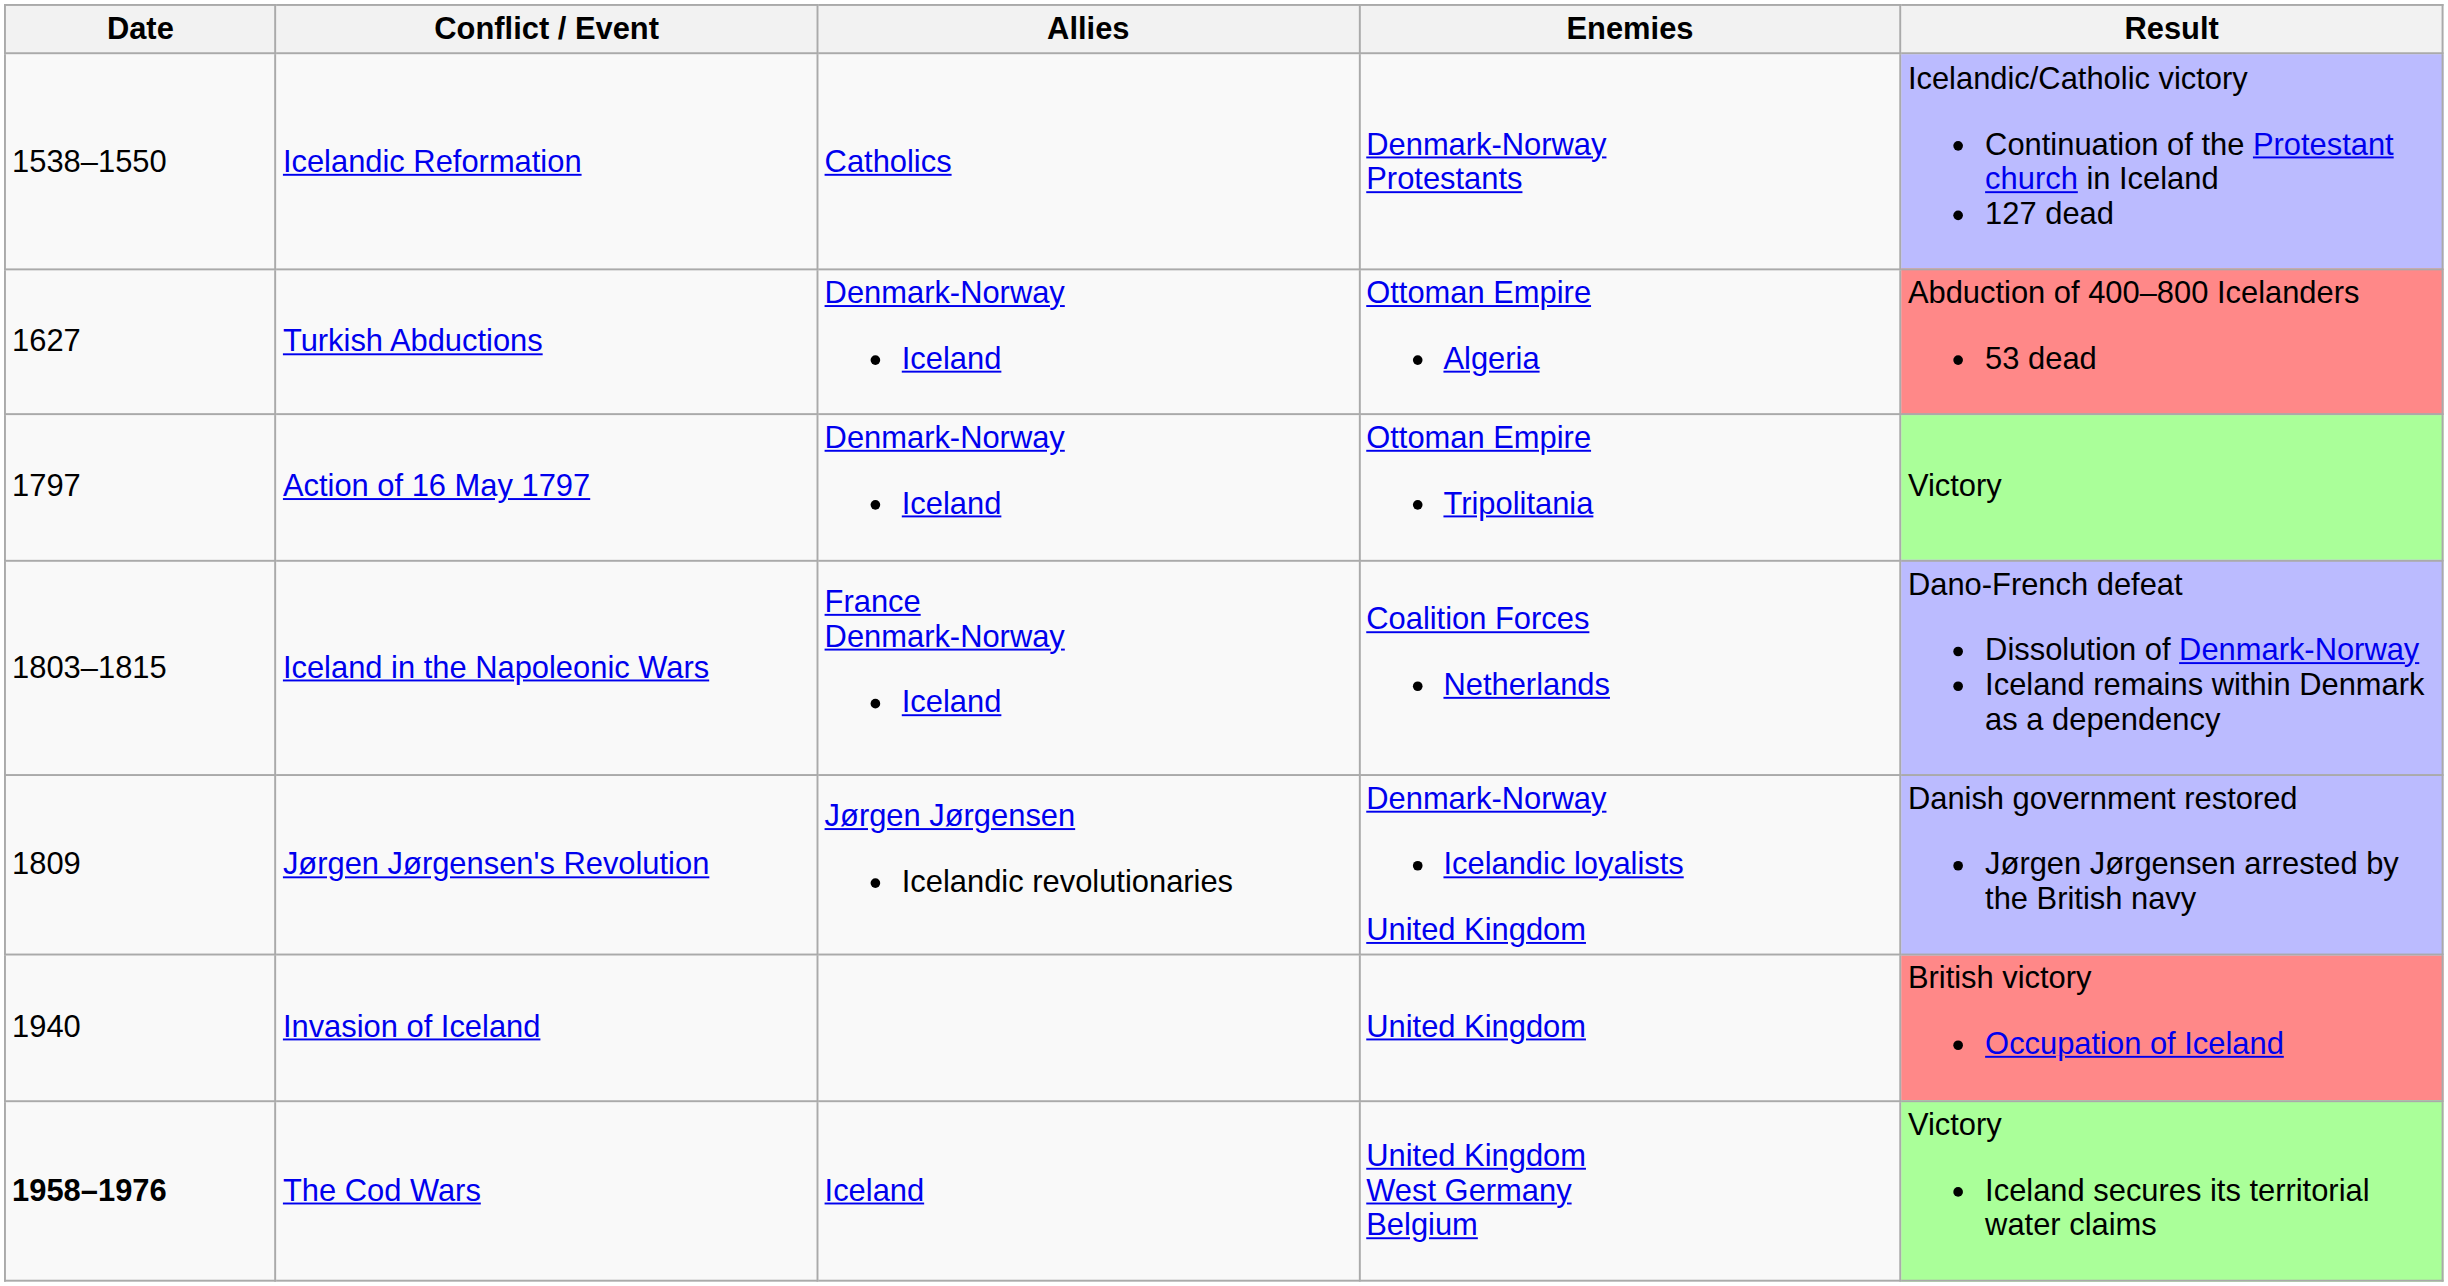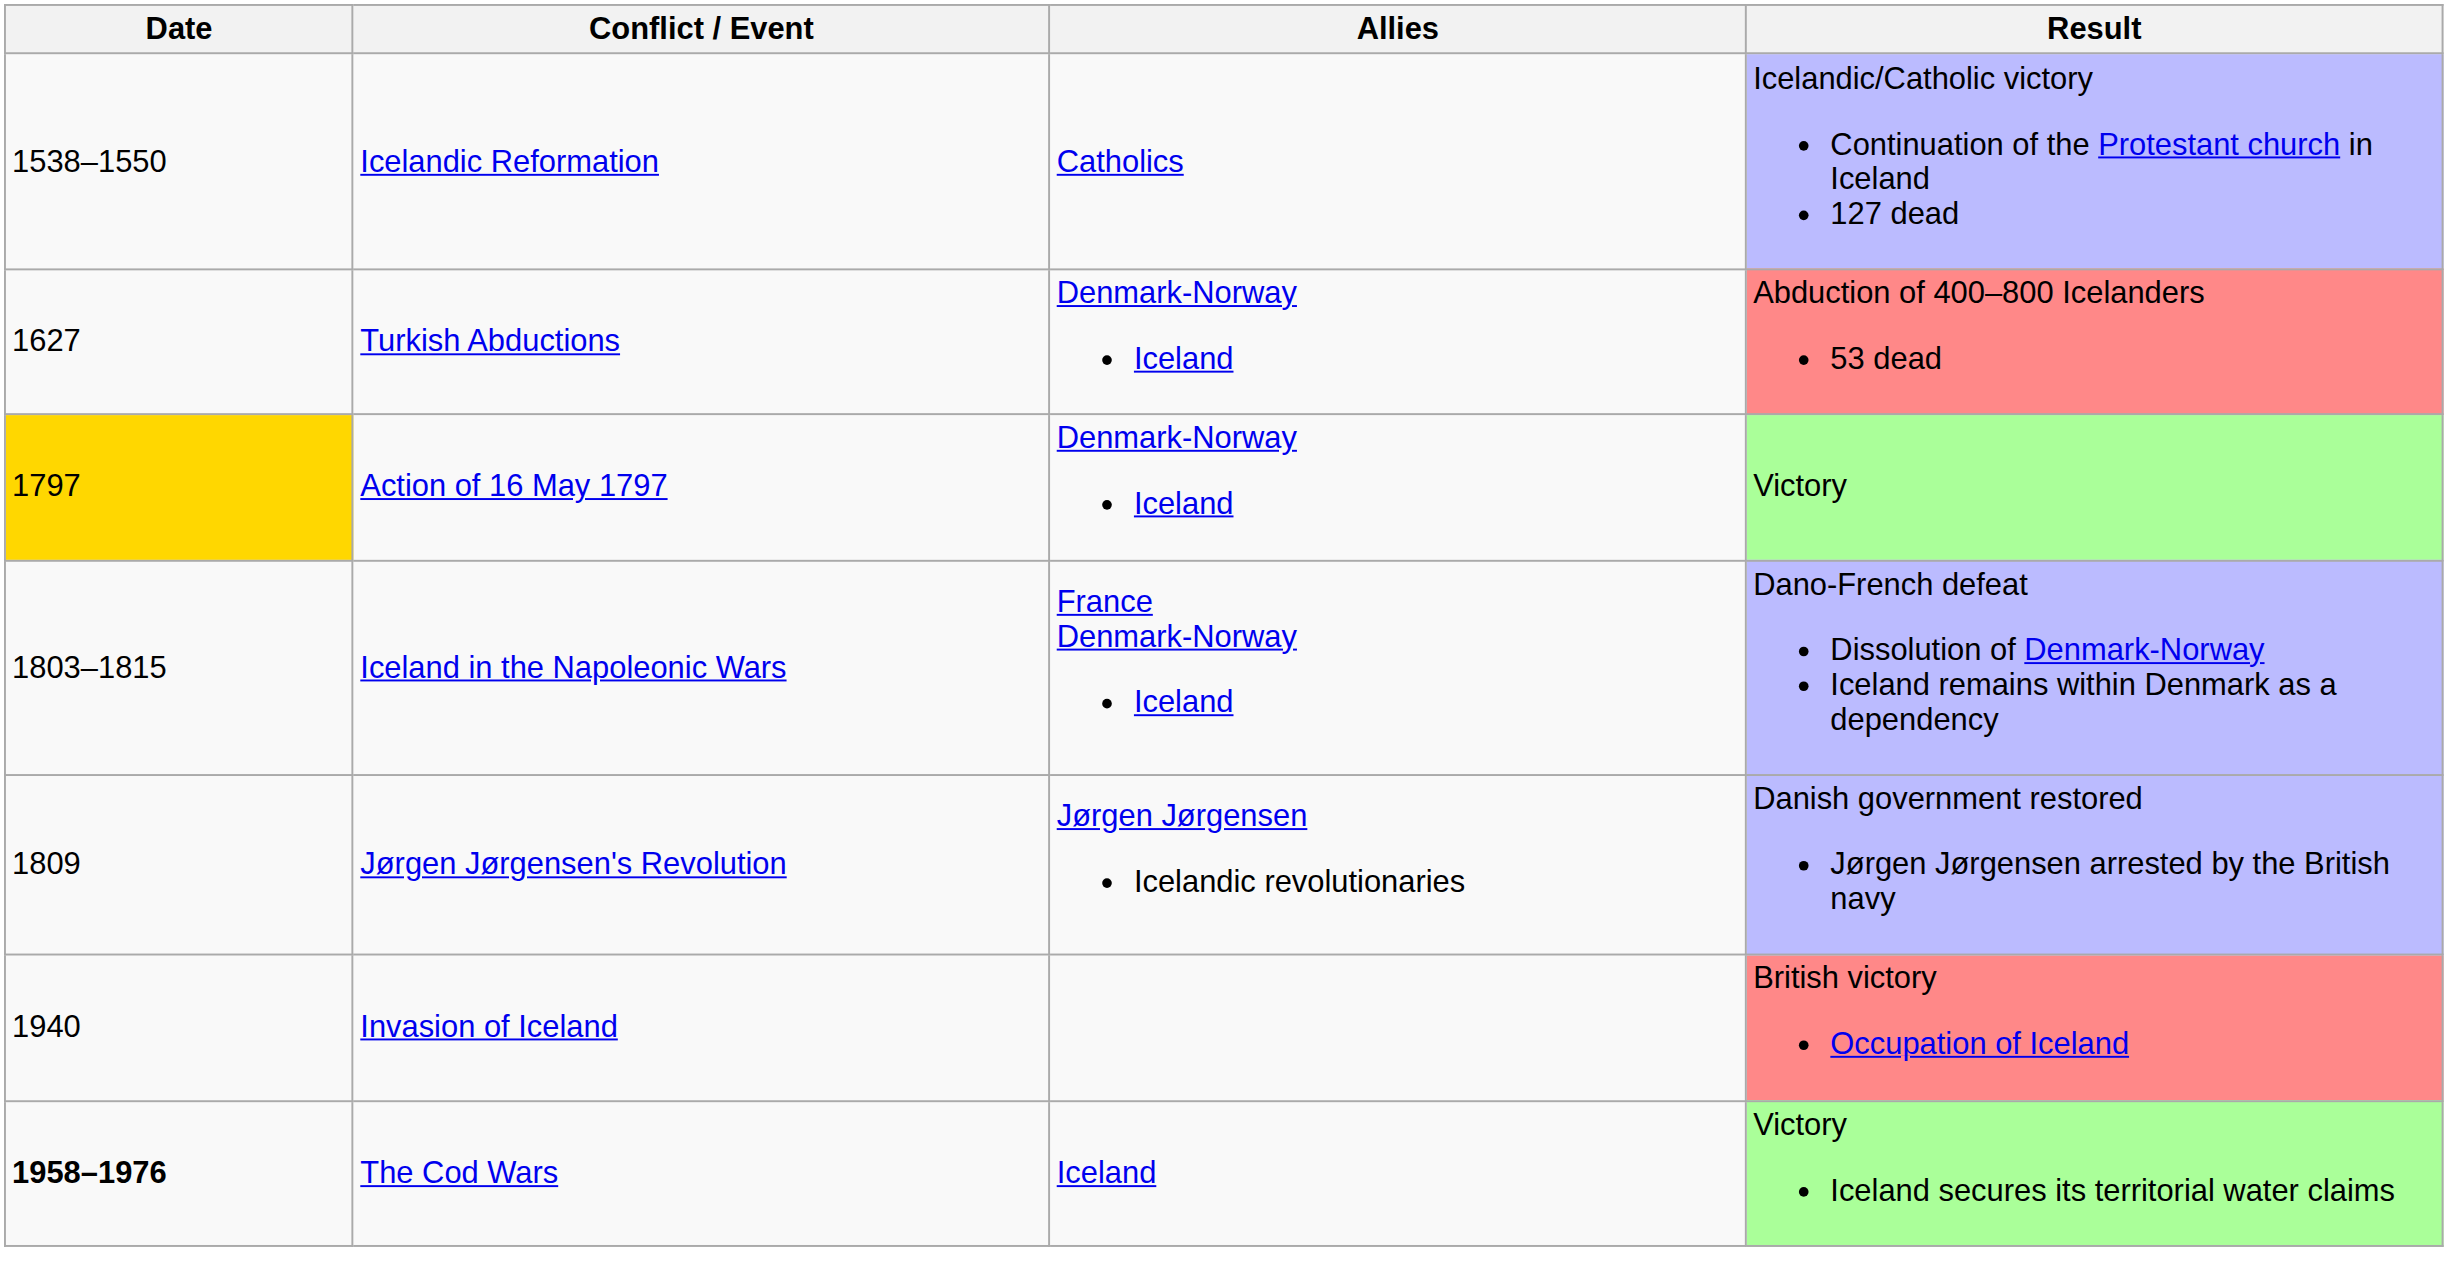- column: (1630, 28)
(46, 486) no background -> (46, 486) gold background
